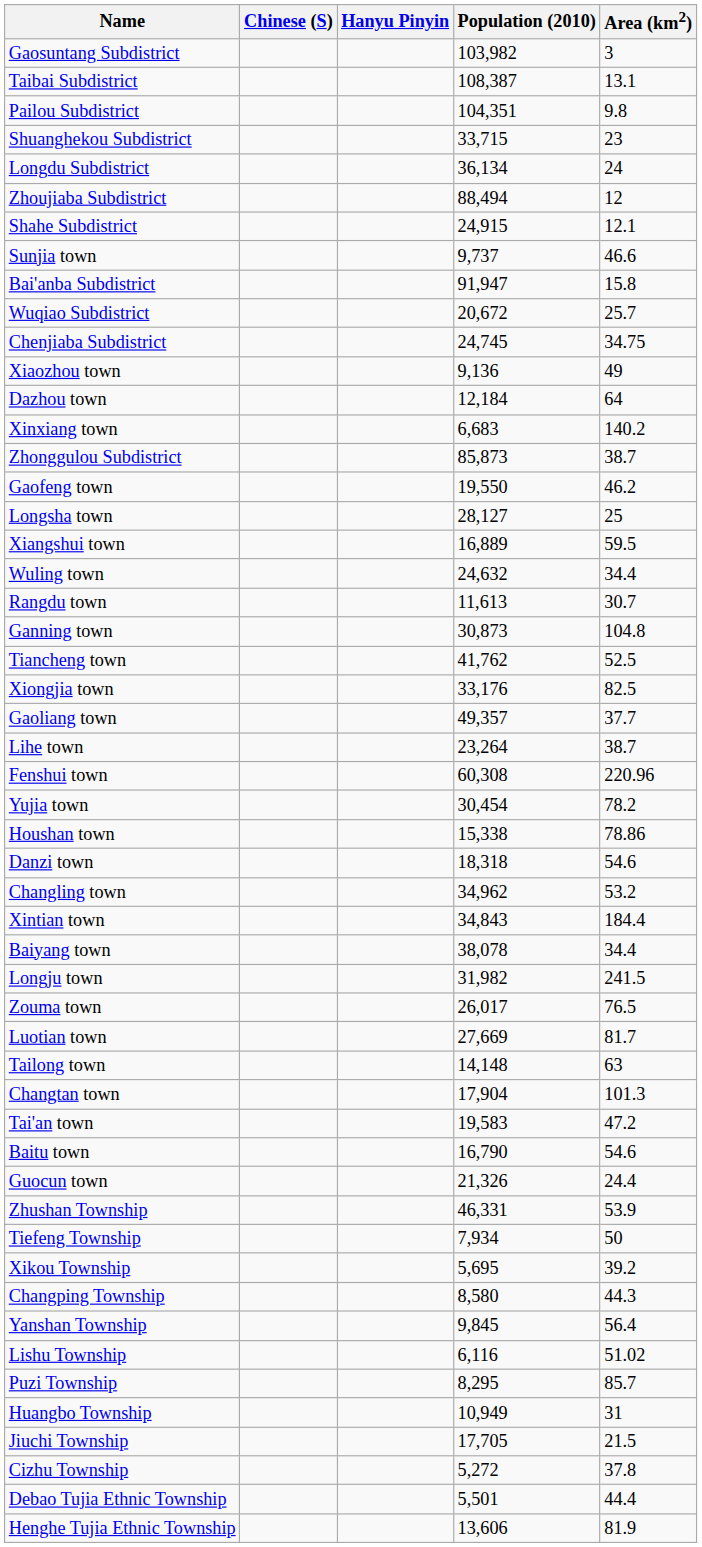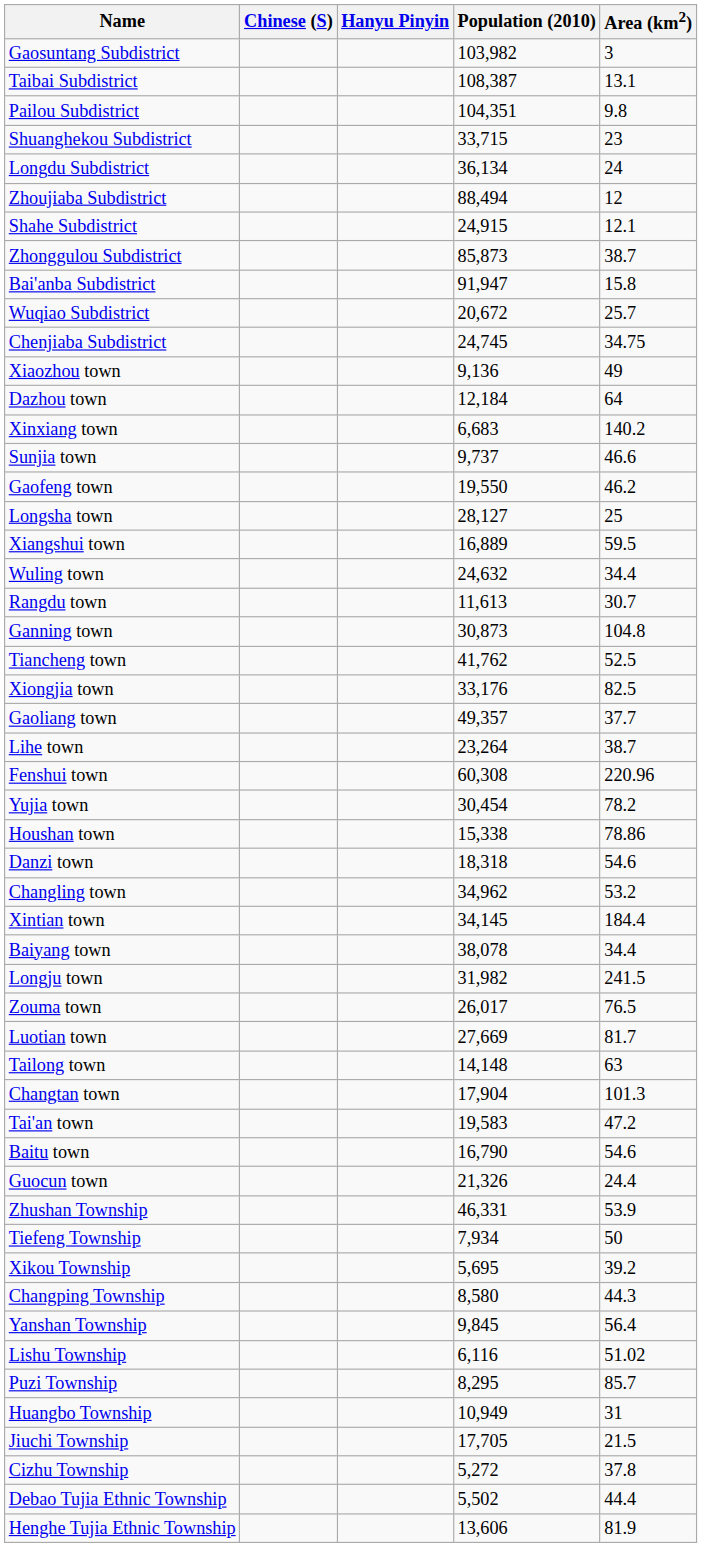rows swapped: (95, 457) <-> (53, 255)
(483, 920) 34,843 -> (483, 920) 34,145
(478, 1499) 5,501 -> (478, 1499) 5,502
